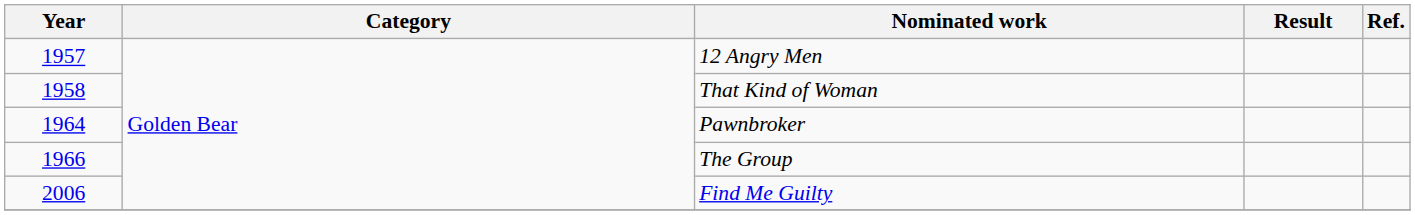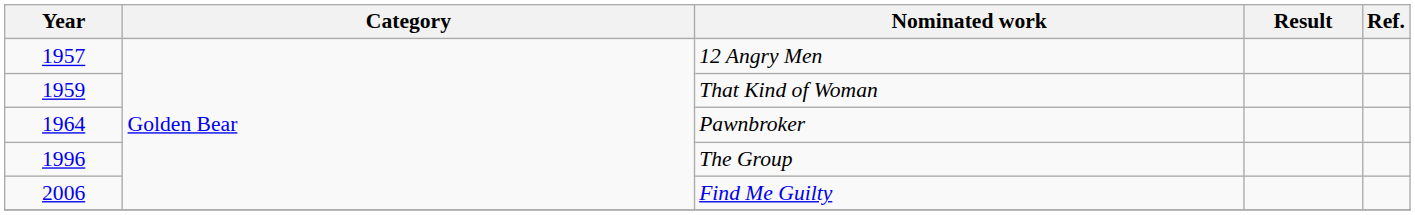(64, 90) 1958 -> (64, 90) 1959
(64, 158) 1966 -> (64, 158) 1996
